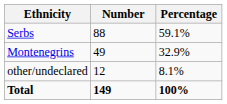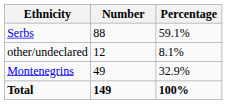rows swapped: (40, 52) <-> (47, 71)
